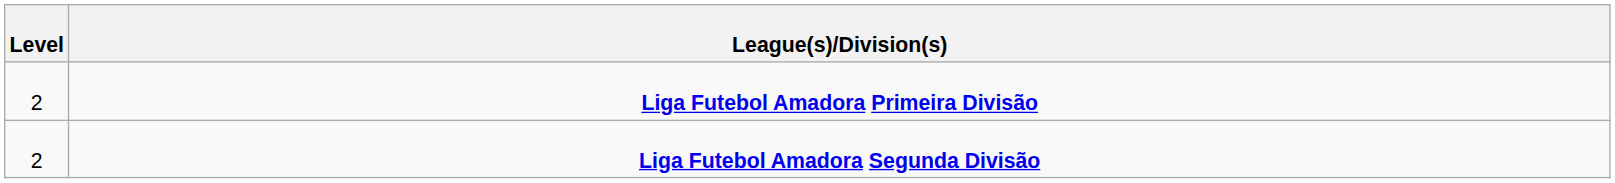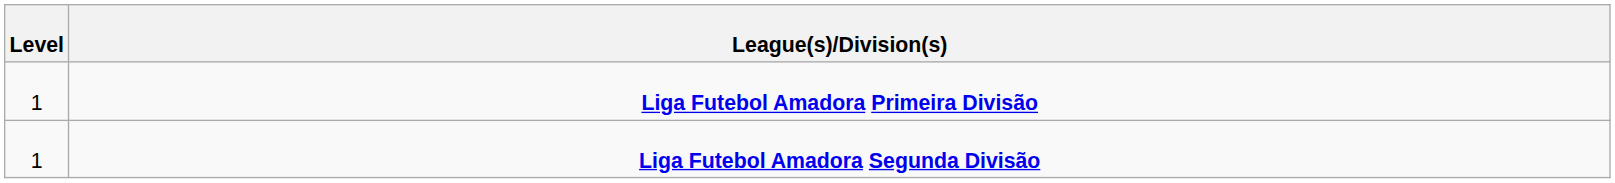(37, 103) 2 -> (37, 103) 1
(37, 160) 2 -> (37, 160) 1
